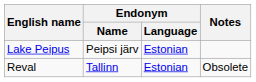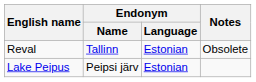rows swapped: (38, 49) <-> (21, 67)
